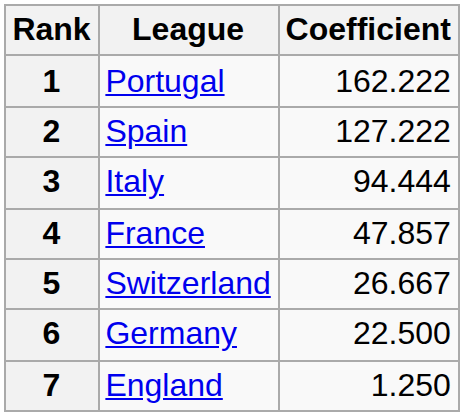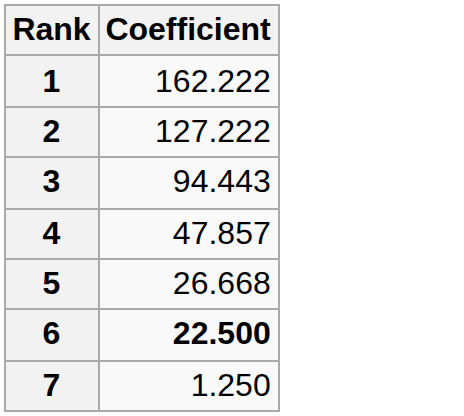- column: (188, 29)
(402, 182) 94.444 -> (222, 182) 94.443
(402, 283) 26.667 -> (222, 283) 26.668
(402, 334) normal -> (222, 334) bold
